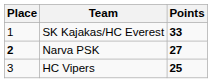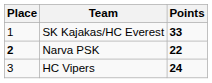(176, 50) 27 -> (176, 50) 22
(176, 68) 25 -> (176, 68) 24
